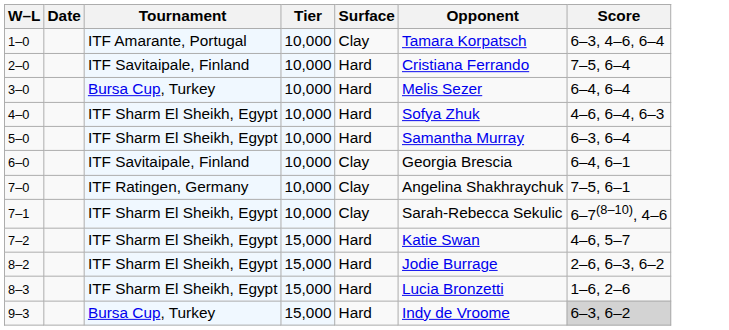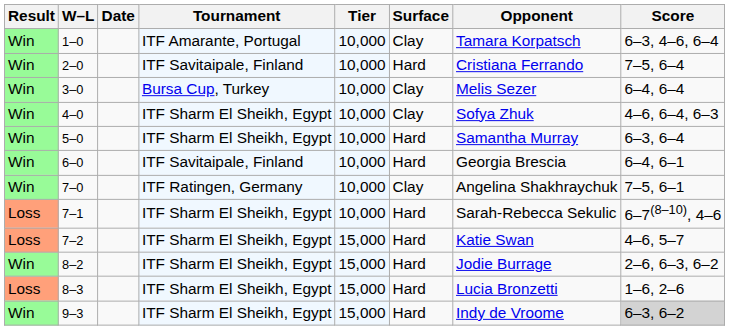+ column: (31, 16)
(355, 89) Hard -> (408, 89) Clay
(355, 114) Hard -> (408, 114) Clay
(354, 162) Clay -> (409, 162) Hard
(354, 213) Clay -> (409, 213) Hard
(152, 313) Bursa Cup, Turkey -> (237, 313) ITF Sharm El Sheikh, Egypt
